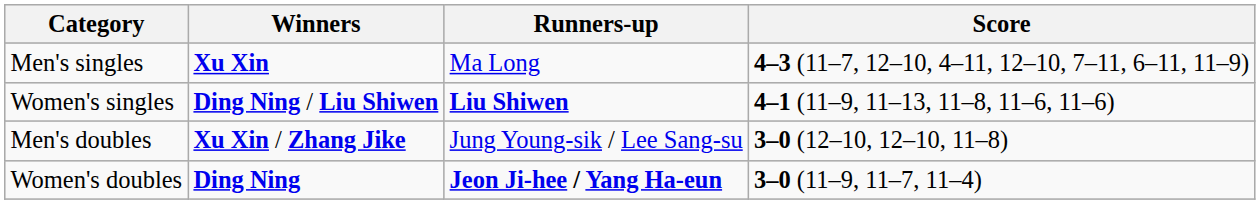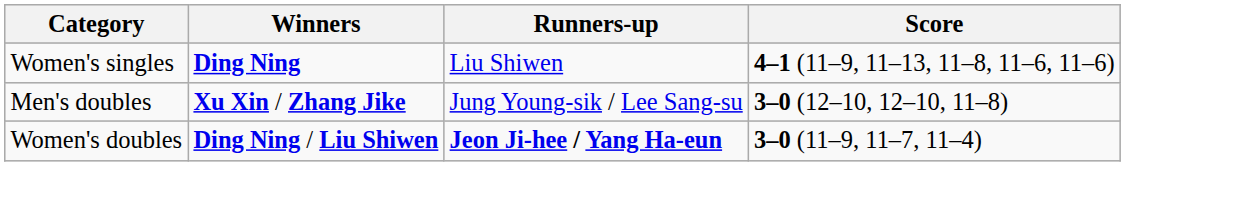- row: (77, 62)
(316, 101) Ding Ning / Liu Shiwen -> (247, 62) Ding Ning
(509, 101) bold -> (506, 62) normal
(247, 179) Ding Ning -> (316, 140) Ding Ning / Liu Shiwen
